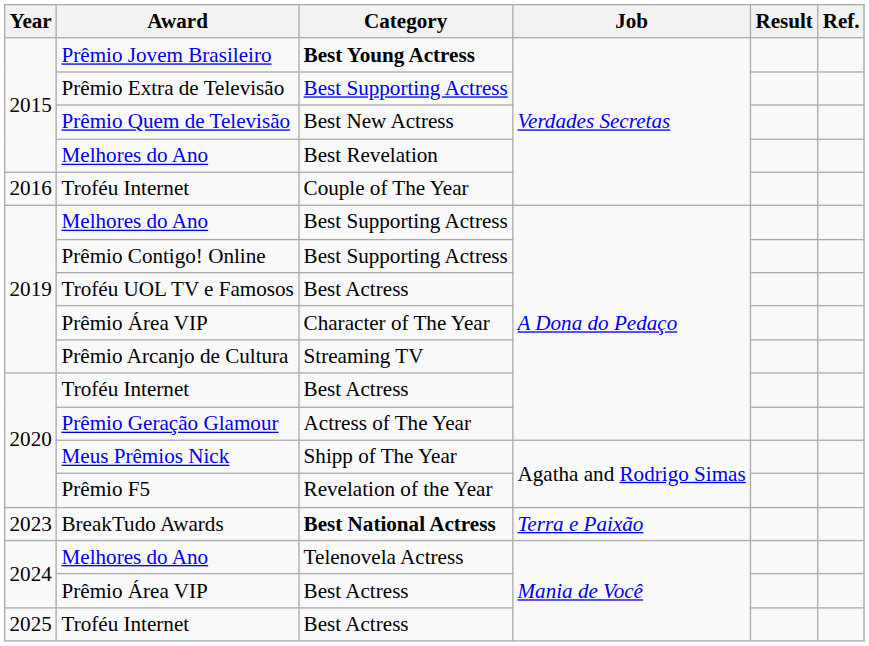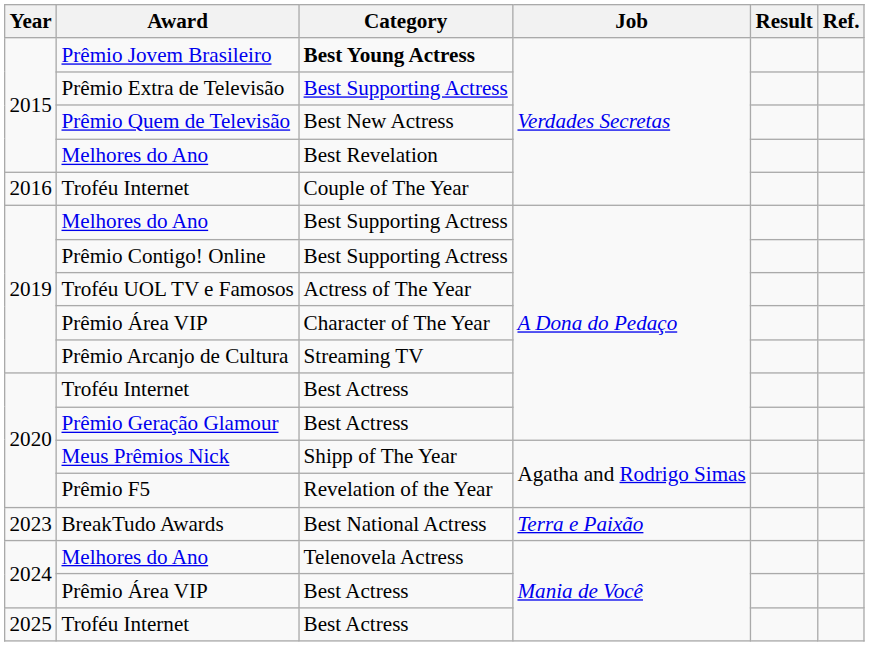(356, 289) Best Actress -> (387, 289) Actress of The Year
(387, 423) Actress of The Year -> (356, 423) Best Actress
(400, 523) bold -> (395, 523) normal
